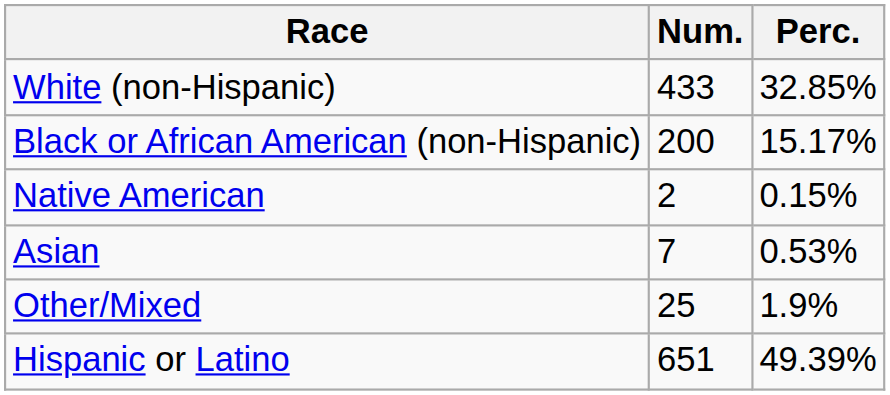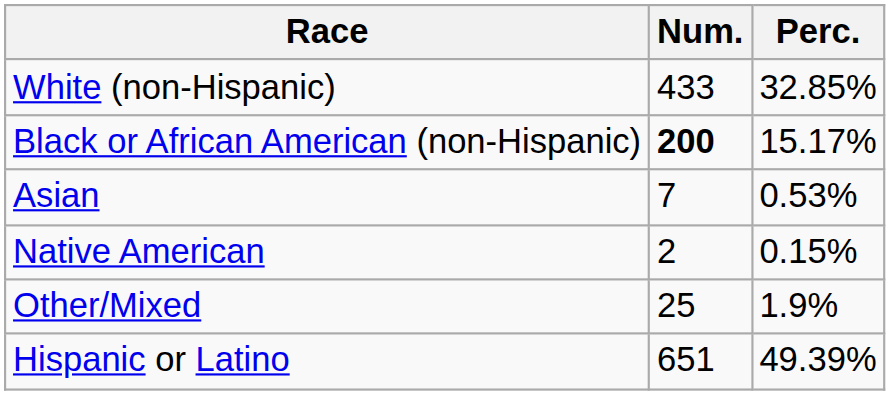(686, 141) normal -> (686, 141) bold
rows swapped: (139, 196) <-> (56, 251)
